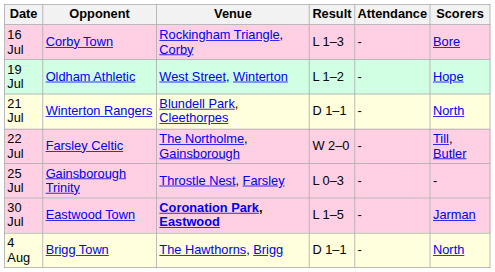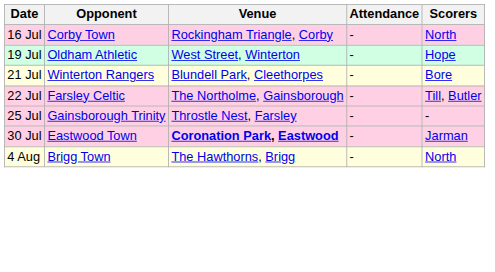- column: (332, 14)
(447, 42) Bore -> (441, 34) North
(449, 111) North -> (439, 75) Bore
